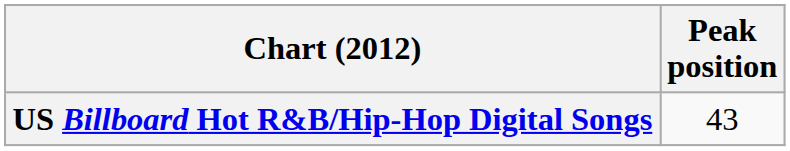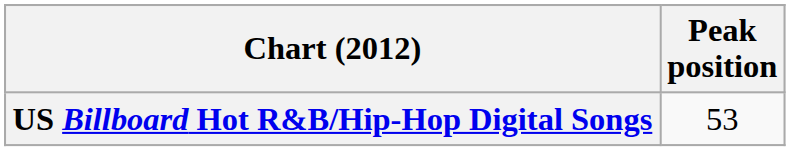(722, 118) 43 -> (722, 118) 53
